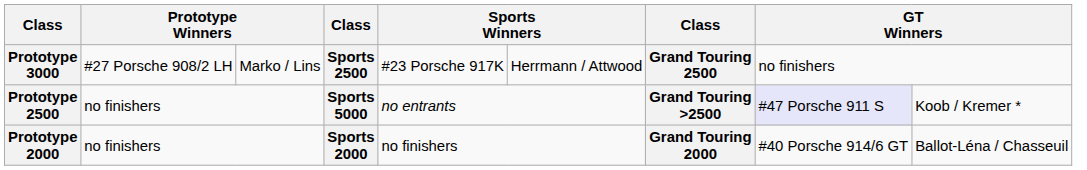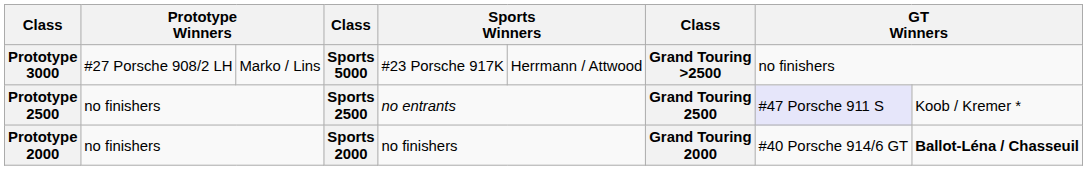(351, 65) Sports 2500 -> (351, 65) Sports 5000
(700, 65) Grand Touring 2500 -> (700, 65) Grand Touring >2500
(351, 105) Sports 5000 -> (351, 105) Sports 2500
(700, 105) Grand Touring >2500 -> (700, 105) Grand Touring 2500
(992, 146) normal -> (997, 146) bold
